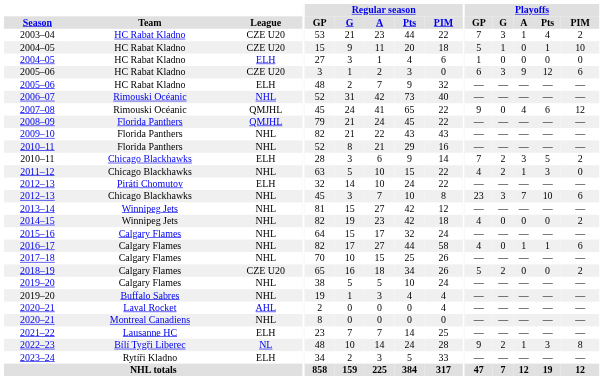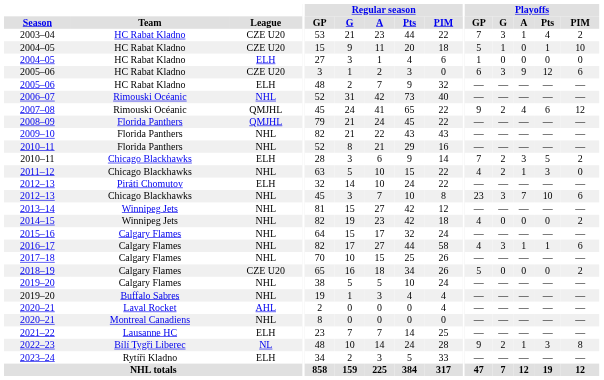(503, 109) 0 -> (503, 109) 2
(503, 245) 0 -> (503, 245) 3
(503, 270) 2 -> (503, 270) 0
